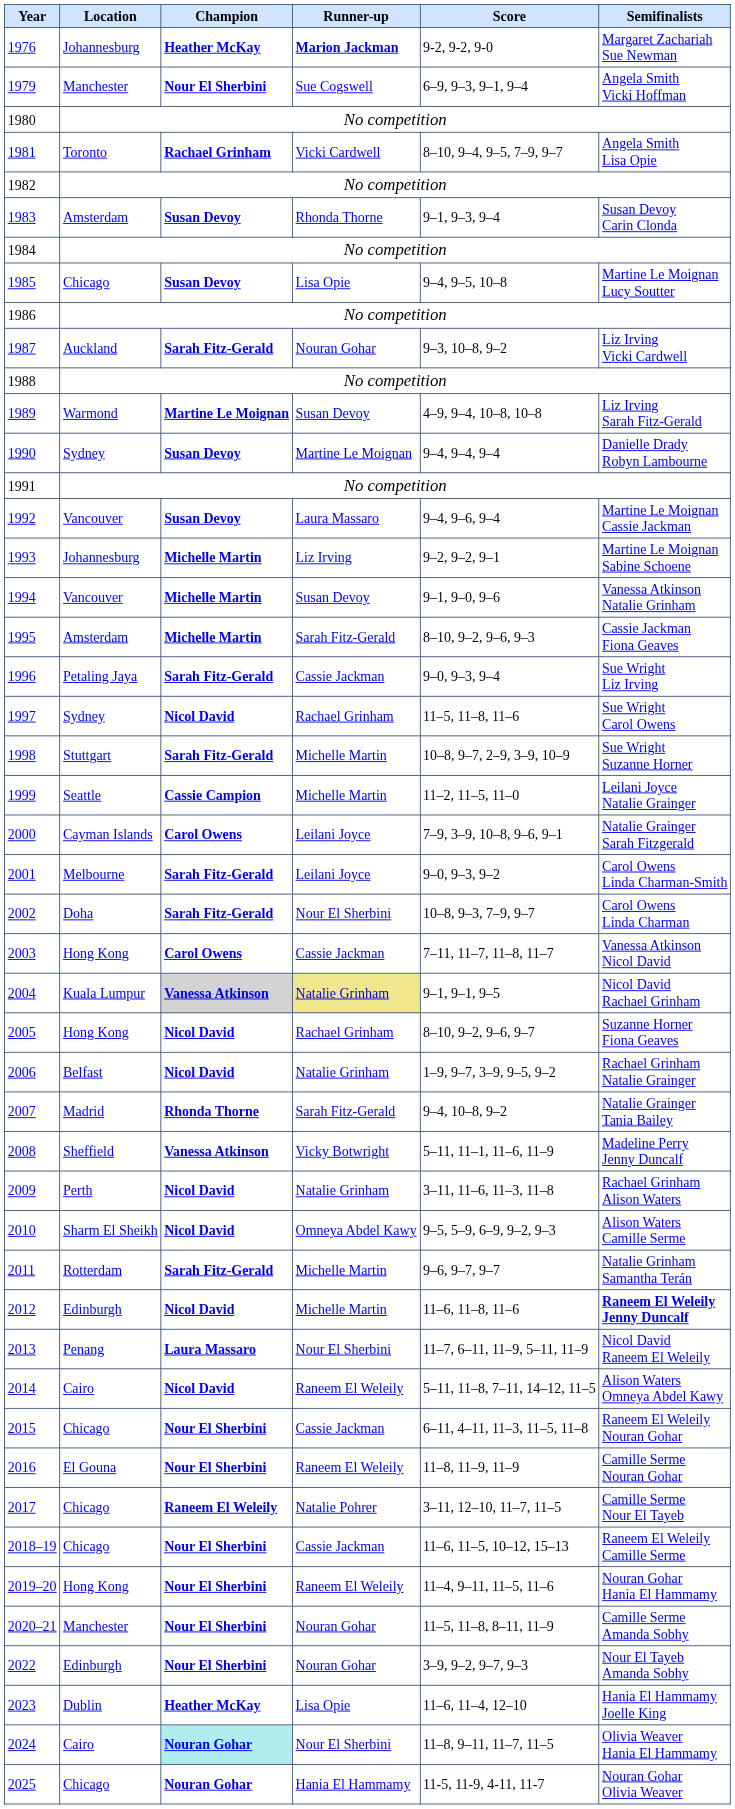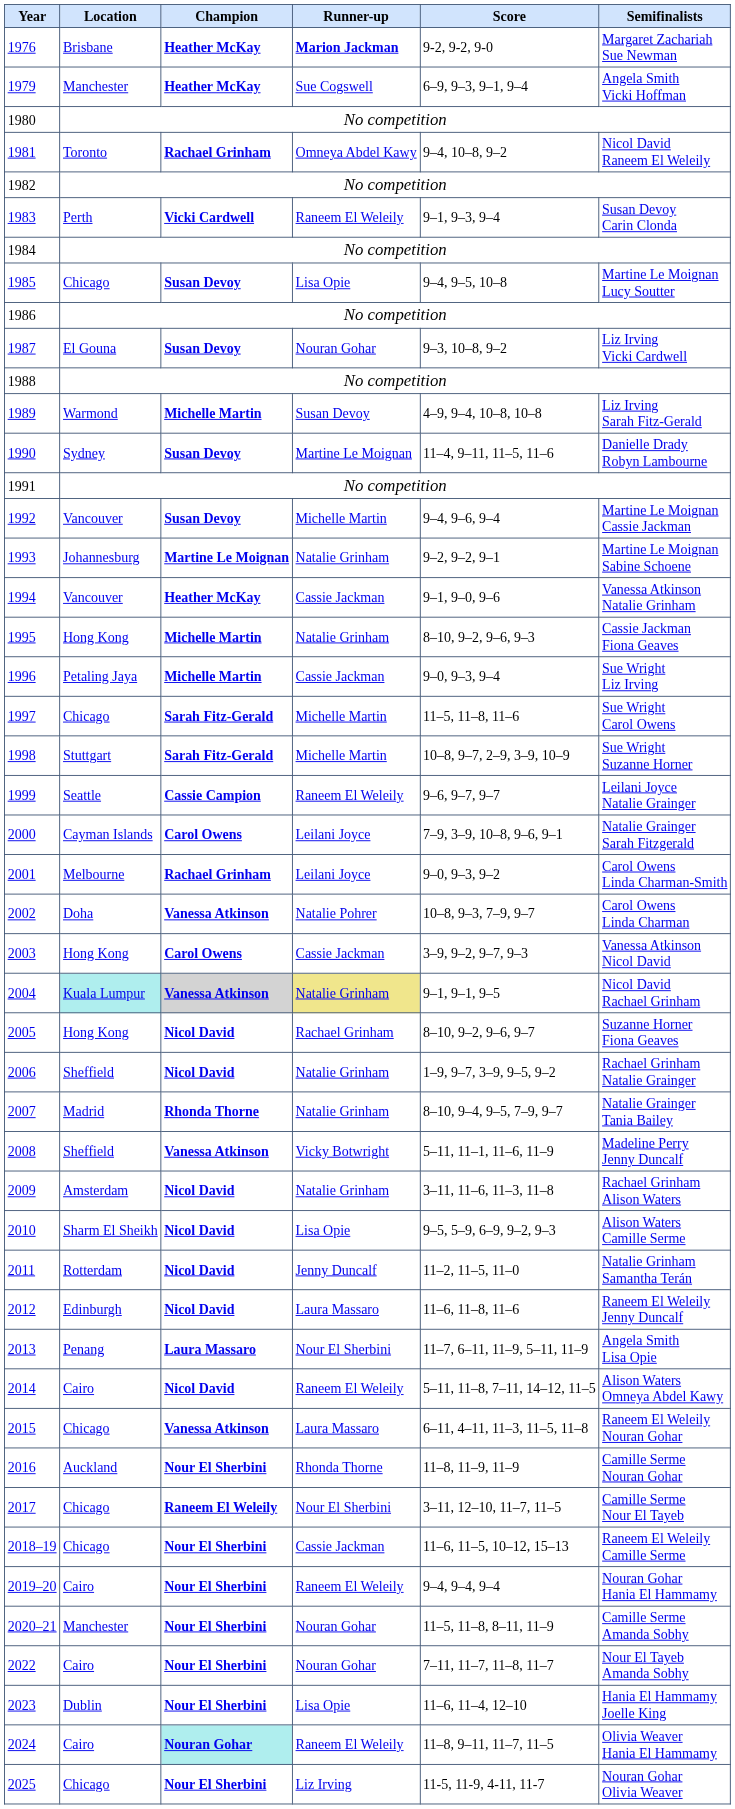(101, 47) Johannesburg -> (88, 47) Brisbane
(215, 86) Nour El Sherbini -> (212, 86) Heather McKay
(338, 152) Vicki Cardwell -> (356, 152) Omneya Abdel Kawy
(493, 152) 8–10, 9–4, 9–5, 7–9, 9–7 -> (465, 152) 9–4, 10–8, 9–2
(641, 152) Angela Smith Lisa Opie -> (656, 152) Nicol David Raneem El Weleily
(96, 217) Amsterdam -> (78, 217) Perth
(202, 217) Susan Devoy -> (209, 217) Vicki Cardwell
(339, 217) Rhonda Thorne -> (350, 217) Raneem El Weleily
(90, 348) Auckland -> (90, 348) El Gouna
(219, 348) Sarah Fitz-Gerald -> (202, 348) Susan Devoy
(227, 413) Martine Le Moignan -> (213, 413) Michelle Martin
(461, 453) 9–4, 9–4, 9–4 -> (488, 453) 11–4, 9–11, 11–5, 11–6
(337, 518) Laura Massaro -> (341, 518) Michelle Martin
(213, 557) Michelle Martin -> (227, 557) Martine Le Moignan
(324, 557) Liz Irving -> (342, 557) Natalie Grinham
(213, 597) Michelle Martin -> (212, 597) Heather McKay
(333, 597) Susan Devoy -> (340, 597) Cassie Jackman
(96, 636) Amsterdam -> (96, 636) Hong Kong
(345, 636) Sarah Fitz-Gerald -> (342, 636) Natalie Grinham
(219, 676) Sarah Fitz-Gerald -> (213, 676) Michelle Martin
(84, 716) Sydney -> (86, 716) Chicago
(199, 716) Nicol David -> (219, 716) Sarah Fitz-Gerald
(345, 716) Rachael Grinham -> (341, 716) Michelle Martin
(341, 795) Michelle Martin -> (350, 795) Raneem El Weleily
(471, 795) 11–2, 11–5, 11–0 -> (461, 795) 9–6, 9–7, 9–7
(219, 874) Sarah Fitz-Gerald -> (218, 874) Rachael Grinham
(219, 913) Sarah Fitz-Gerald -> (217, 913) Vanessa Atkinson
(343, 913) Nour El Sherbini -> (336, 913) Natalie Pohrer
(488, 953) 7–11, 11–7, 11–8, 11–7 -> (475, 953) 3–9, 9–2, 9–7, 9–3
(104, 993) no background -> (104, 993) paleturquoise background
(83, 1072) Belfast -> (89, 1072) Sheffield
(345, 1111) Sarah Fitz-Gerald -> (342, 1111) Natalie Grinham
(465, 1111) 9–4, 10–8, 9–2 -> (493, 1111) 8–10, 9–4, 9–5, 7–9, 9–7
(78, 1190) Perth -> (96, 1190) Amsterdam
(356, 1230) Omneya Abdel Kawy -> (323, 1230) Lisa Opie
(219, 1269) Sarah Fitz-Gerald -> (199, 1269) Nicol David
(341, 1269) Michelle Martin -> (336, 1269) Jenny Duncalf
(461, 1269) 9–6, 9–7, 9–7 -> (471, 1269) 11–2, 11–5, 11–0
(341, 1309) Michelle Martin -> (337, 1309) Laura Massaro
(659, 1309) bold -> (656, 1309) normal
(656, 1349) Nicol David Raneem El Weleily -> (641, 1349) Angela Smith Lisa Opie
(215, 1428) Nour El Sherbini -> (217, 1428) Vanessa Atkinson
(340, 1428) Cassie Jackman -> (337, 1428) Laura Massaro
(90, 1467) El Gouna -> (90, 1467) Auckland
(350, 1467) Raneem El Weleily -> (339, 1467) Rhonda Thorne
(336, 1507) Natalie Pohrer -> (343, 1507) Nour El Sherbini
(96, 1586) Hong Kong -> (79, 1586) Cairo
(488, 1586) 11–4, 9–11, 11–5, 11–6 -> (461, 1586) 9–4, 9–4, 9–4
(92, 1665) Edinburgh -> (79, 1665) Cairo
(475, 1665) 3–9, 9–2, 9–7, 9–3 -> (488, 1665) 7–11, 11–7, 11–8, 11–7
(212, 1705) Heather McKay -> (215, 1705) Nour El Sherbini
(343, 1744) Nour El Sherbini -> (350, 1744) Raneem El Weleily
(208, 1784) Nouran Gohar -> (215, 1784) Nour El Sherbini
(353, 1784) Hania El Hammamy -> (324, 1784) Liz Irving
